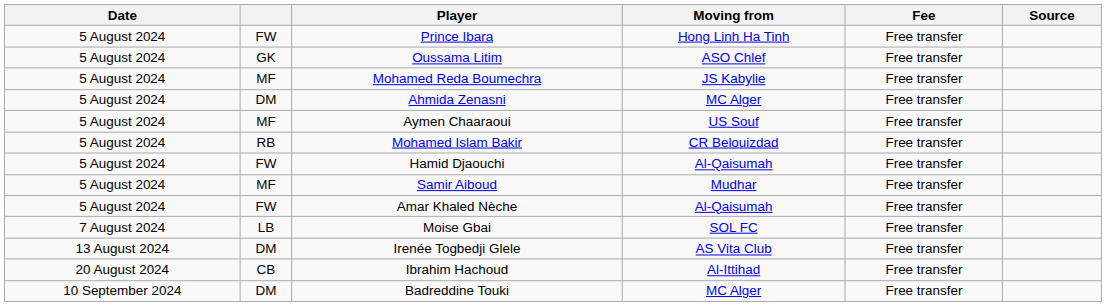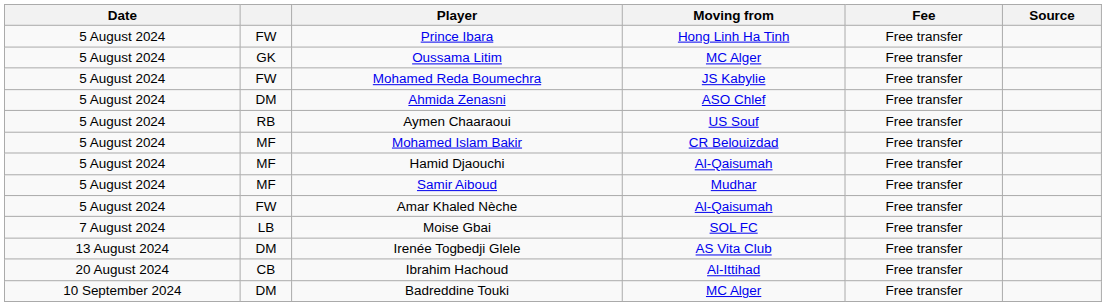(734, 57) ASO Chlef -> (734, 57) MC Alger
(266, 78) MF -> (266, 78) FW
(734, 100) MC Alger -> (734, 100) ASO Chlef
(266, 121) MF -> (266, 121) RB
(266, 142) RB -> (266, 142) MF
(266, 163) FW -> (266, 163) MF
